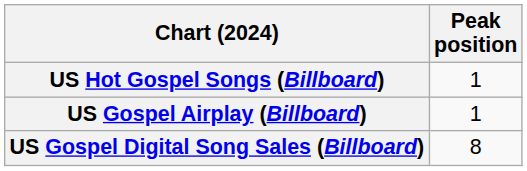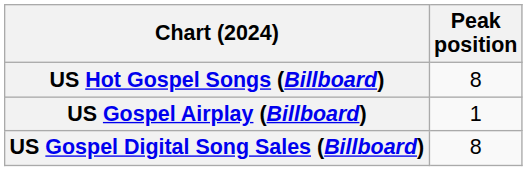(476, 79) 1 -> (476, 79) 8
